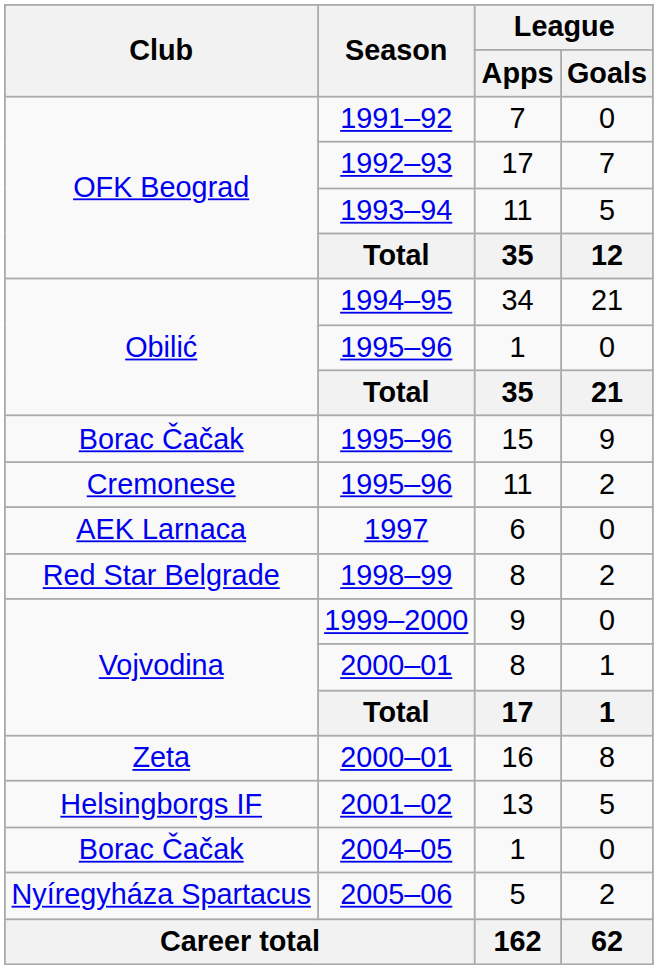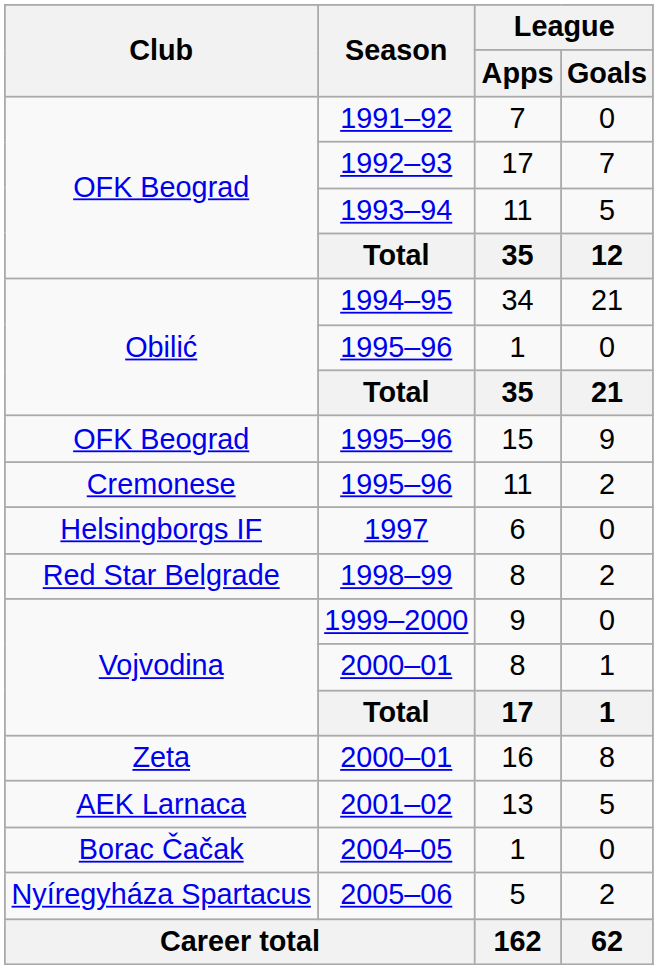(161, 438) Borac Čačak -> (161, 438) OFK Beograd
(161, 529) AEK Larnaca -> (161, 529) Helsingborgs IF
(161, 803) Helsingborgs IF -> (161, 803) AEK Larnaca
